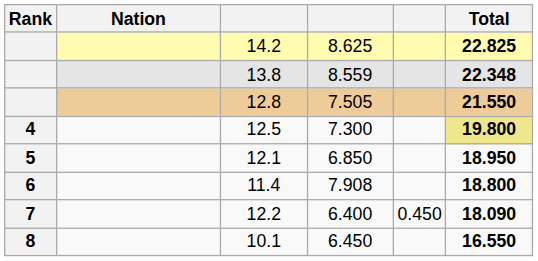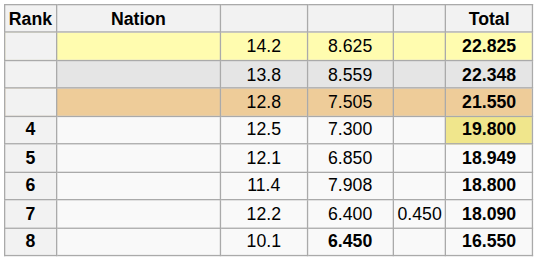(489, 158) 18.950 -> (489, 158) 18.949
(350, 241) normal -> (350, 241) bold
